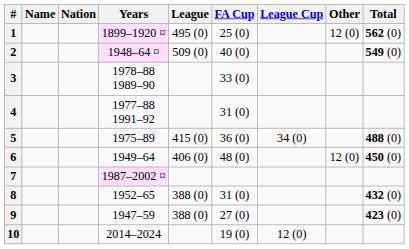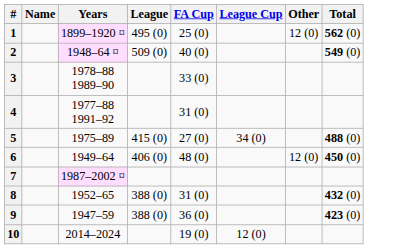- column: (79, 14)
(235, 137) 36 (0) -> (194, 137) 27 (0)
(235, 215) 27 (0) -> (194, 215) 36 (0)
